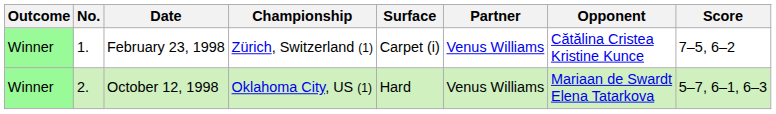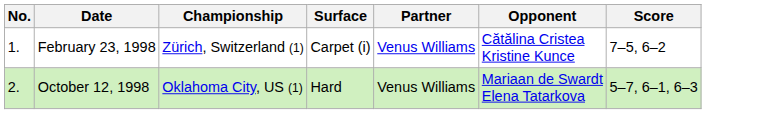- column: (39, 15)
